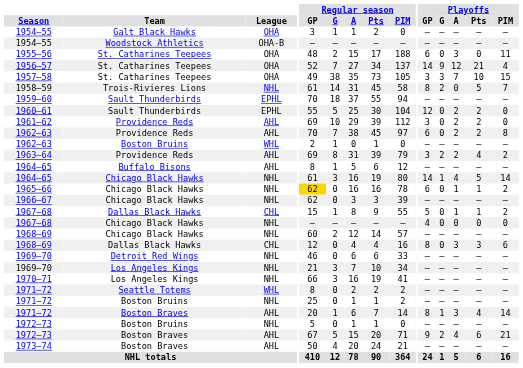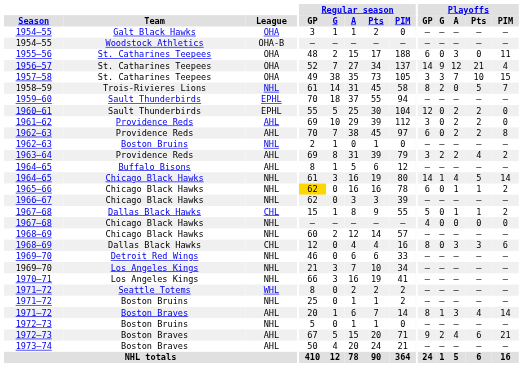(271, 144) WHL -> (271, 144) NHL
